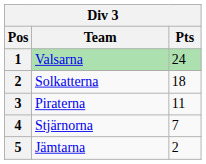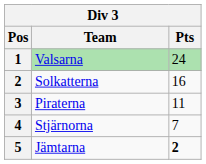(179, 81) 18 -> (179, 81) 16
(175, 147) normal -> (175, 147) bold
